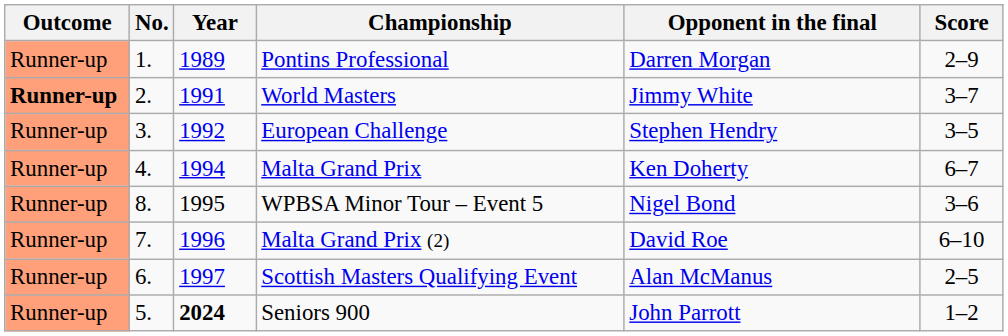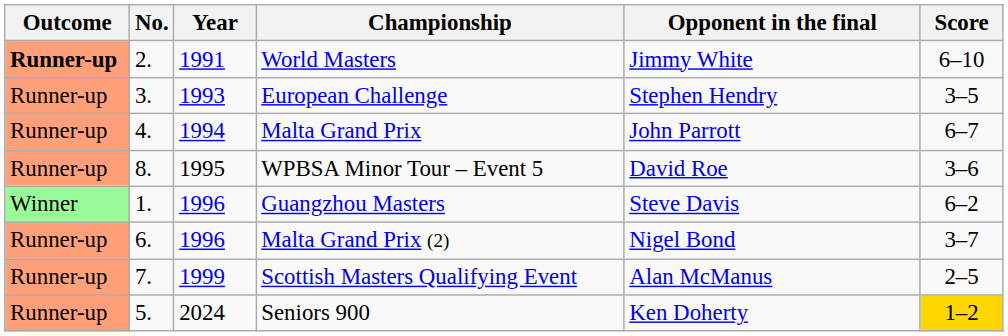- row: (355, 58)
(962, 95) 3–7 -> (962, 58) 6–10
(202, 131) 1992 -> (202, 95) 1993
(689, 167) Ken Doherty -> (685, 131) John Parrott
(682, 204) Nigel Bond -> (679, 167) David Roe
+ row: (353, 204)
(144, 240) 7. -> (144, 240) 6.
(679, 240) David Roe -> (682, 240) Nigel Bond
(962, 240) 6–10 -> (962, 240) 3–7
(144, 276) 6. -> (144, 276) 7.
(202, 276) 1997 -> (202, 276) 1999
(202, 312) bold -> (202, 312) normal
(685, 312) John Parrott -> (689, 312) Ken Doherty
(962, 312) no background -> (962, 312) gold background
